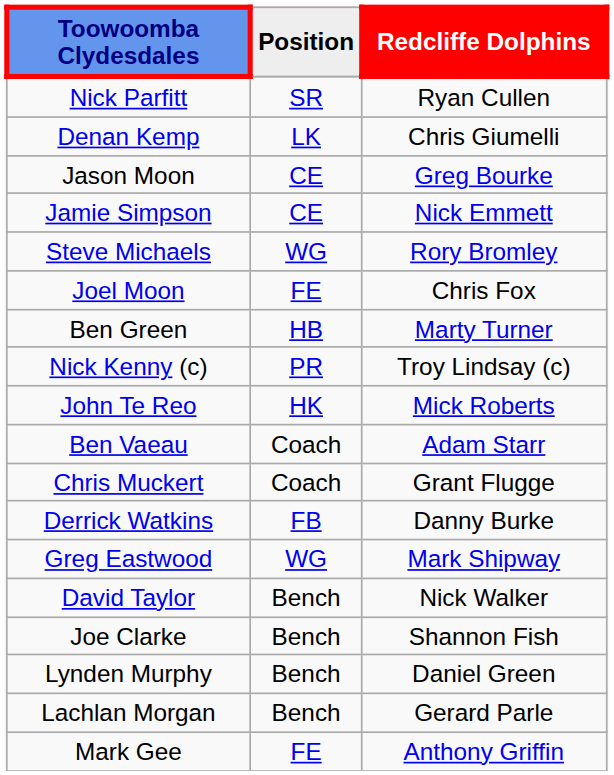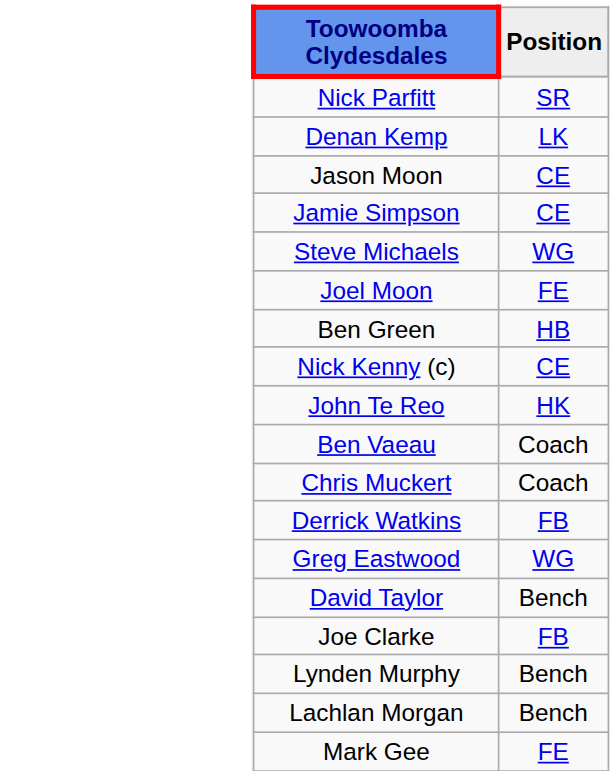- column: (484, 42)
(306, 367) PR -> (553, 367) CE
(306, 636) Bench -> (553, 636) FB
